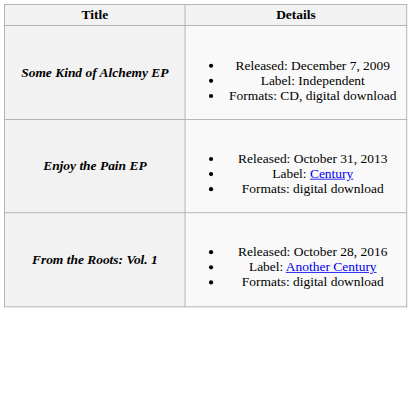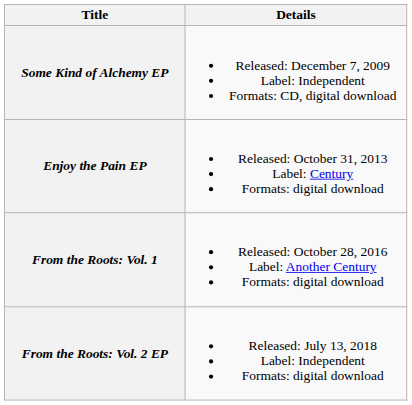+ row: (95, 353)
